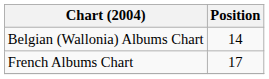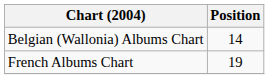(235, 62) 17 -> (235, 62) 19
